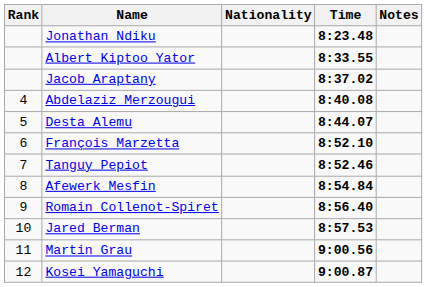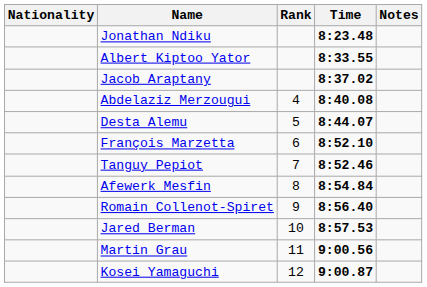columns swapped: (23, 15) <-> (268, 15)
